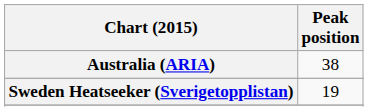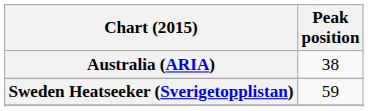(330, 91) 19 -> (330, 91) 59
